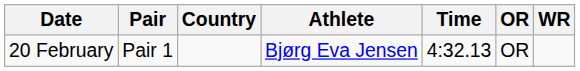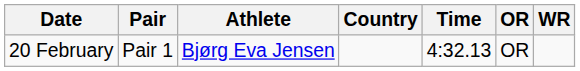columns swapped: (341, 19) <-> (219, 19)
